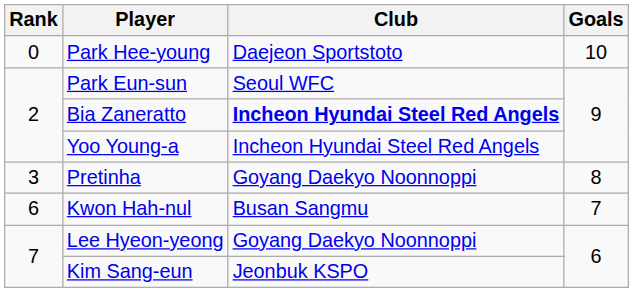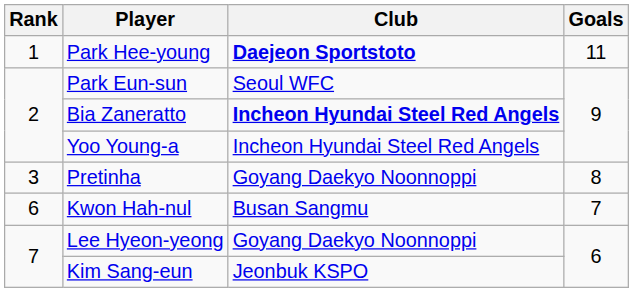(33, 51) 0 -> (33, 51) 1
(318, 51) normal -> (324, 51) bold
(596, 51) 10 -> (596, 51) 11
